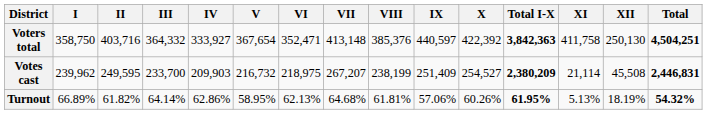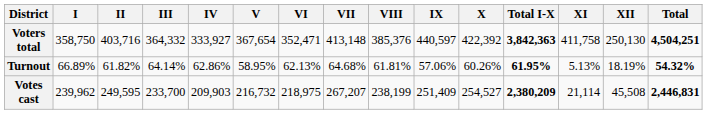rows swapped: (29, 73) <-> (29, 99)
